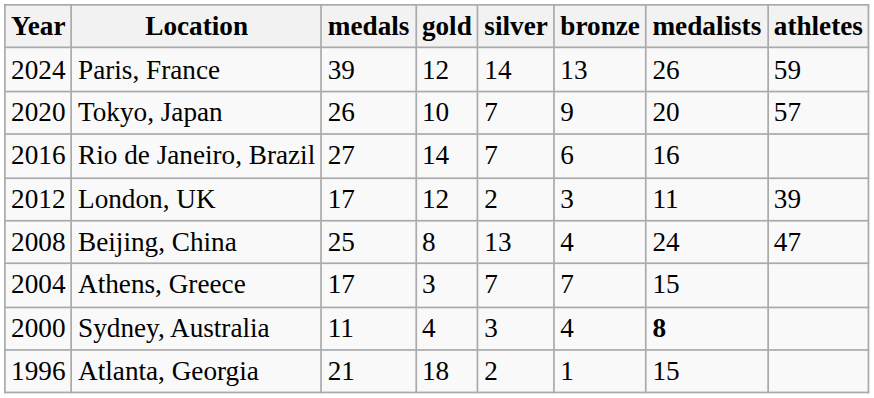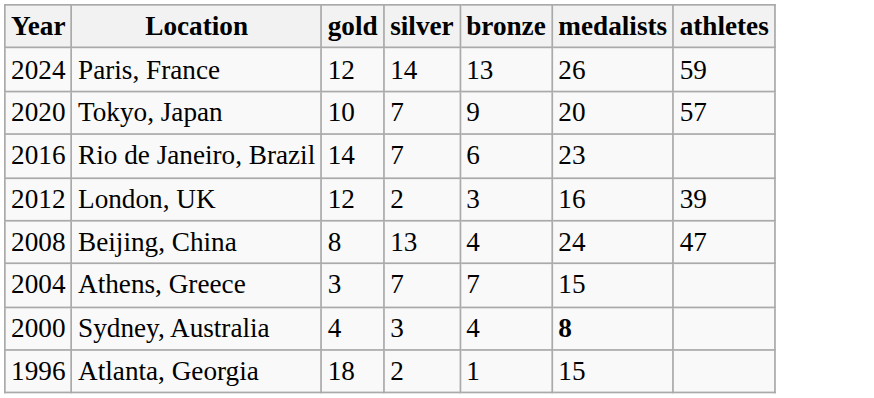- column: (369, 26)
(666, 155) 16 -> (572, 155) 23
(666, 198) 11 -> (572, 198) 16
